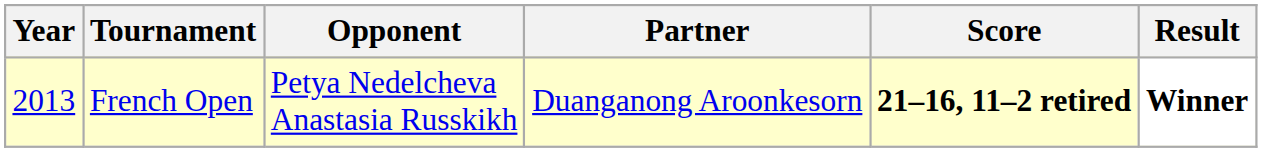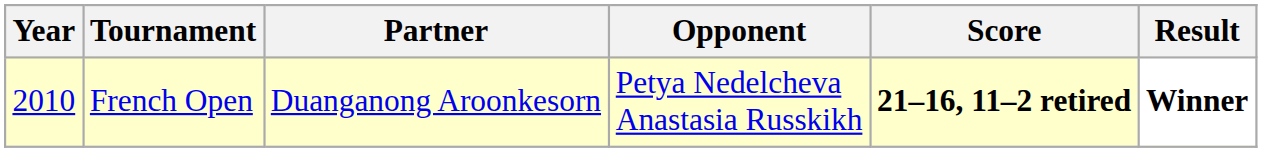columns swapped: (697, 30) <-> (394, 30)
(44, 101) 2013 -> (44, 101) 2010
